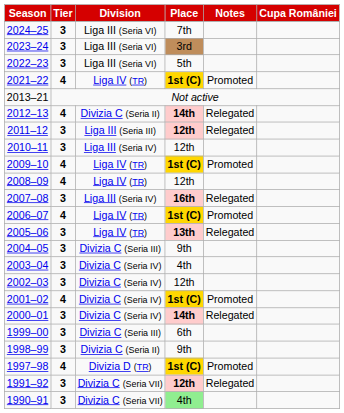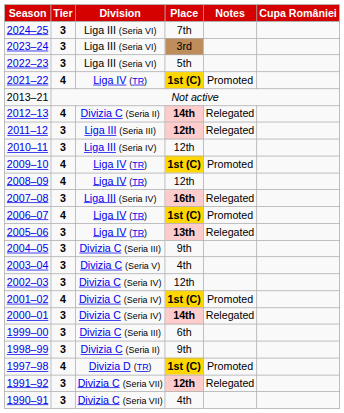(120, 266) Divizia C (Seria IV) -> (120, 266) Divizia C (Seria V)
(184, 400) lightgreen background -> (184, 400) no background
